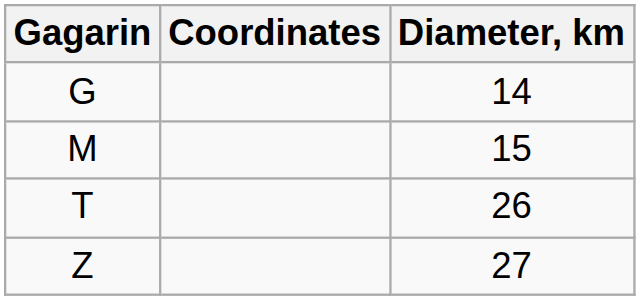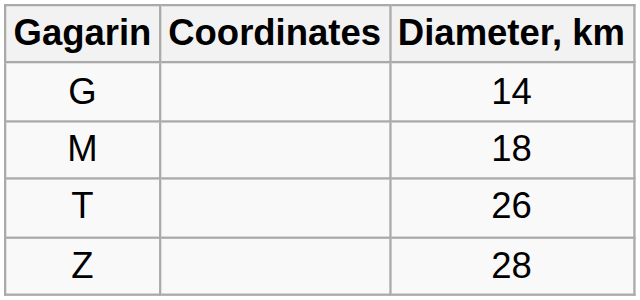(511, 149) 15 -> (511, 149) 18
(511, 264) 27 -> (511, 264) 28
